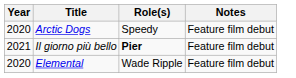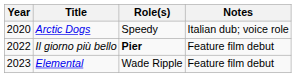(231, 30) Feature film debut -> (238, 30) Italian dub; voice role
(19, 47) 2021 -> (19, 47) 2022
(19, 64) 2020 -> (19, 64) 2023
